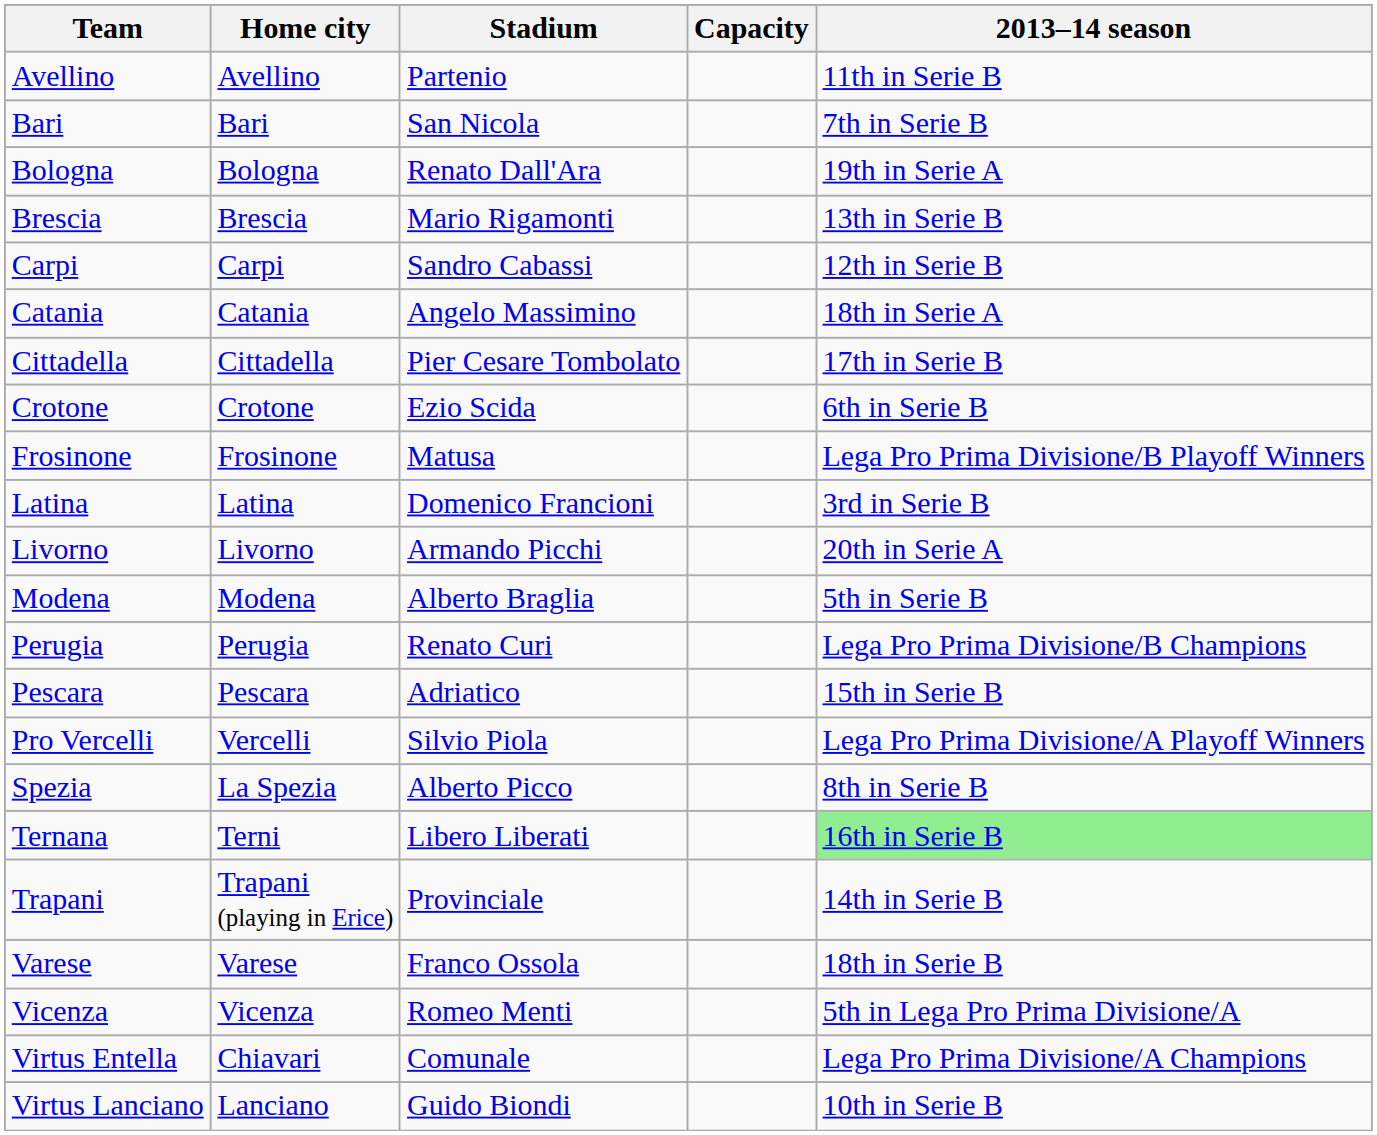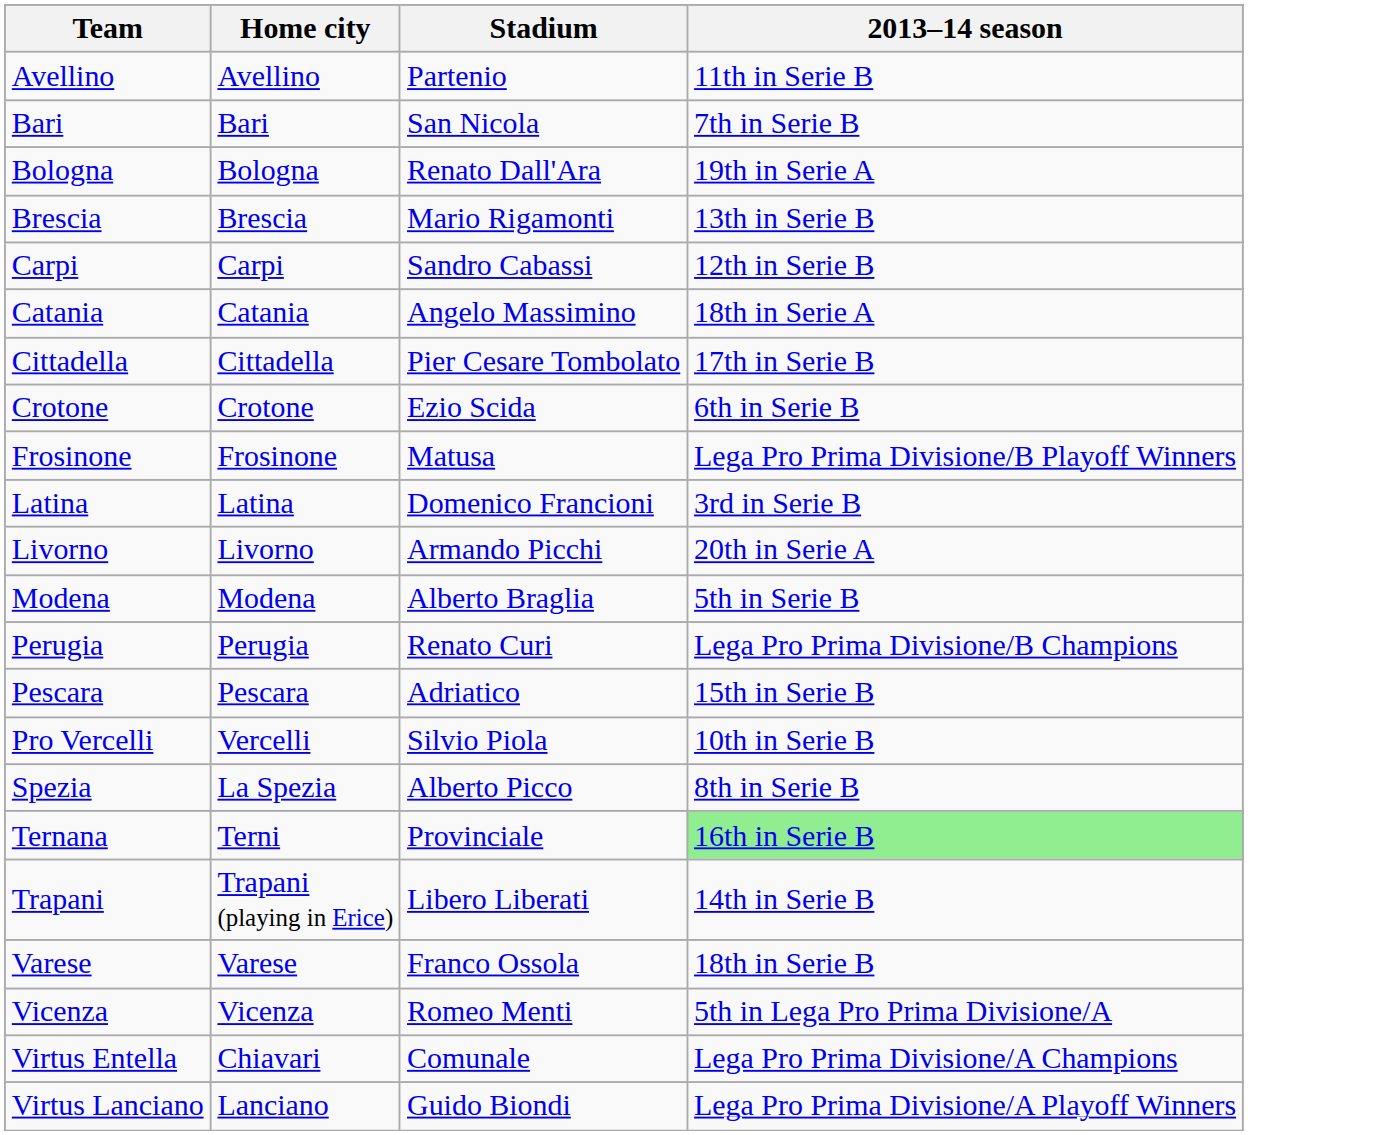- column: (751, 28)
(1094, 739) Lega Pro Prima Divisione/A Playoff Winners -> (784, 739) 10th in Serie B
(498, 834) Libero Liberati -> (475, 834) Provinciale
(475, 899) Provinciale -> (498, 899) Libero Liberati
(913, 1105) 10th in Serie B -> (965, 1105) Lega Pro Prima Divisione/A Playoff Winners
